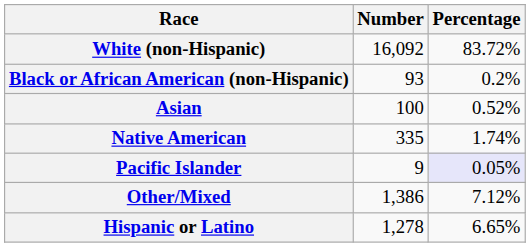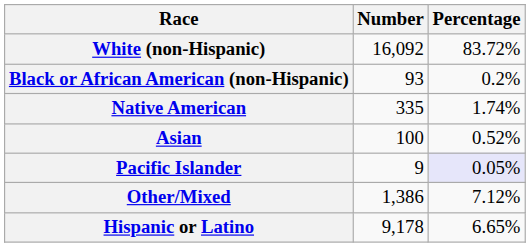rows swapped: (179, 138) <-> (179, 108)
(403, 227) 1,278 -> (403, 227) 9,178
